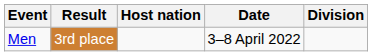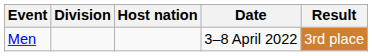columns swapped: (336, 16) <-> (84, 16)
